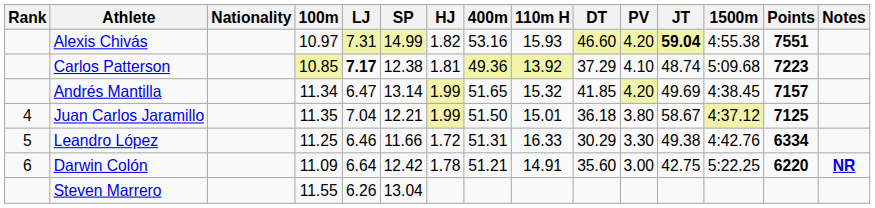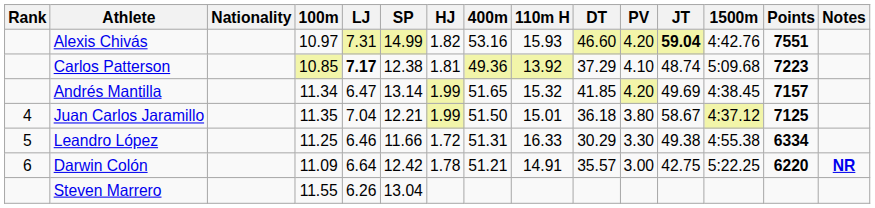(734, 42) 4:55.38 -> (734, 42) 4:42.76
(734, 141) 4:42.76 -> (734, 141) 4:55.38
(597, 166) 35.60 -> (597, 166) 35.57
